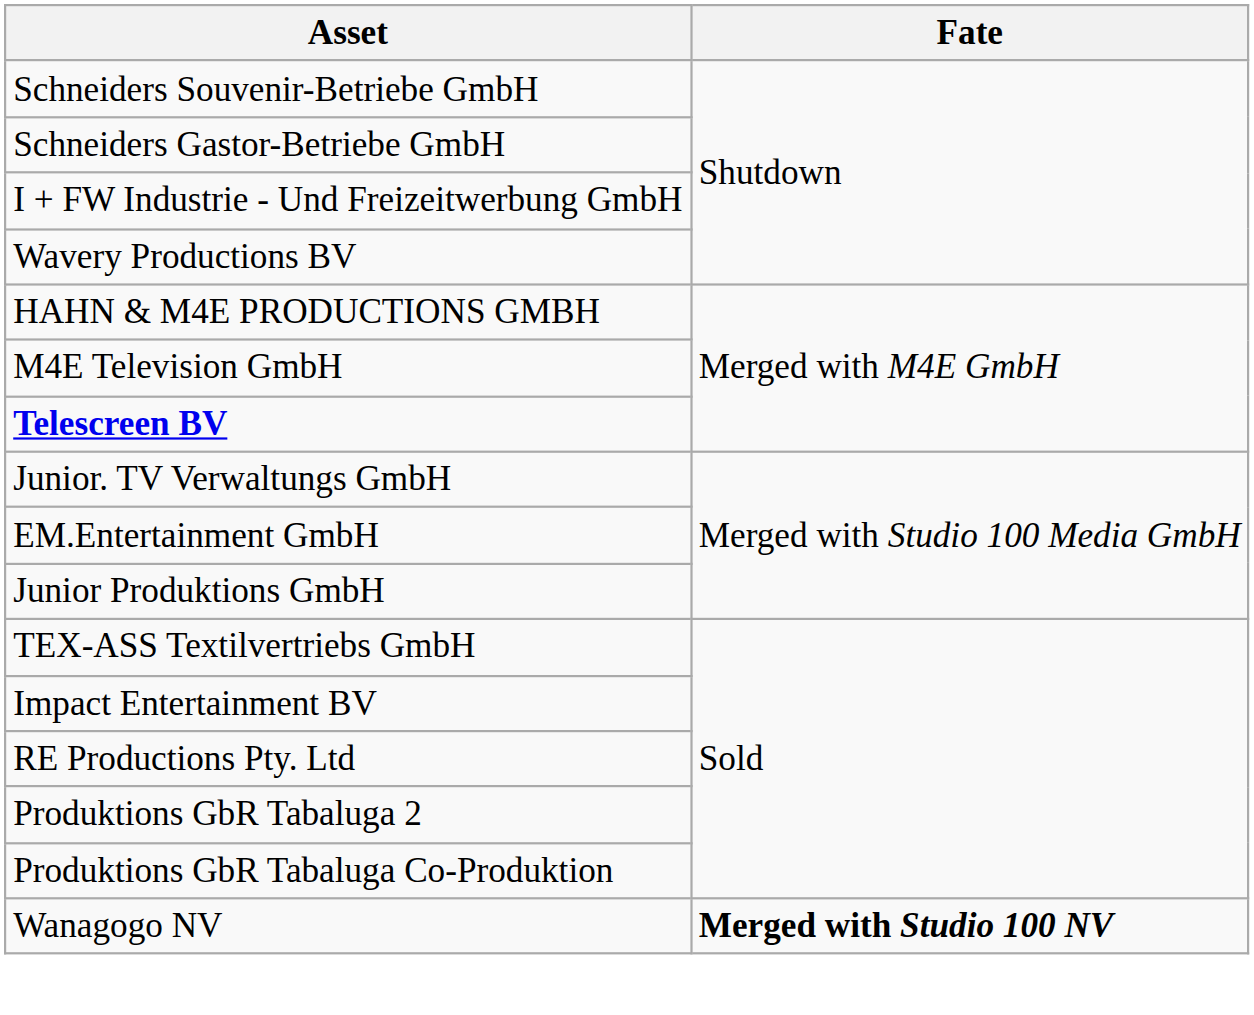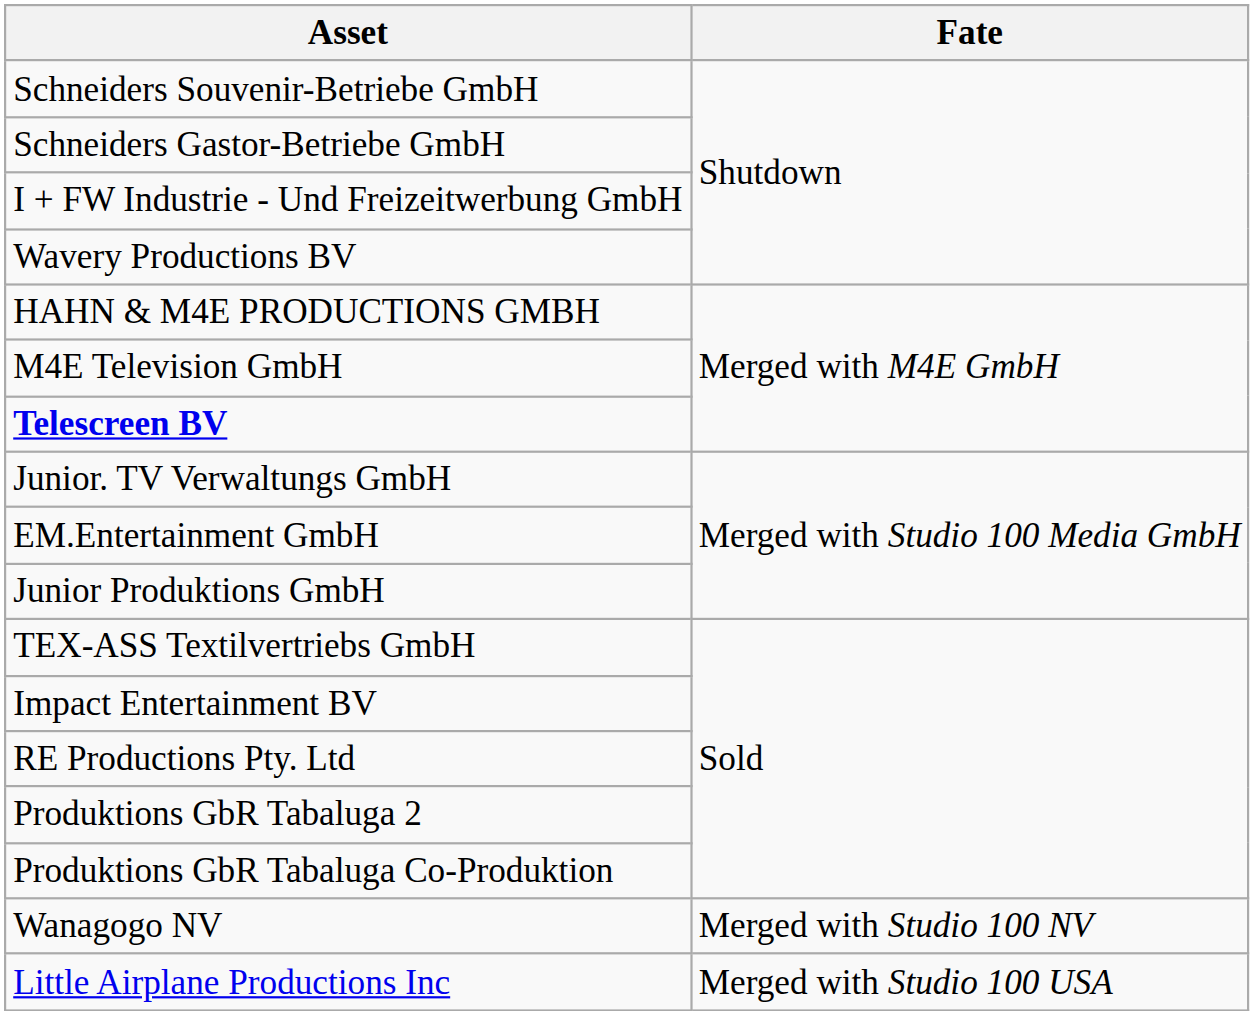(906, 925) bold -> (896, 925) normal
+ row: (232, 981)
